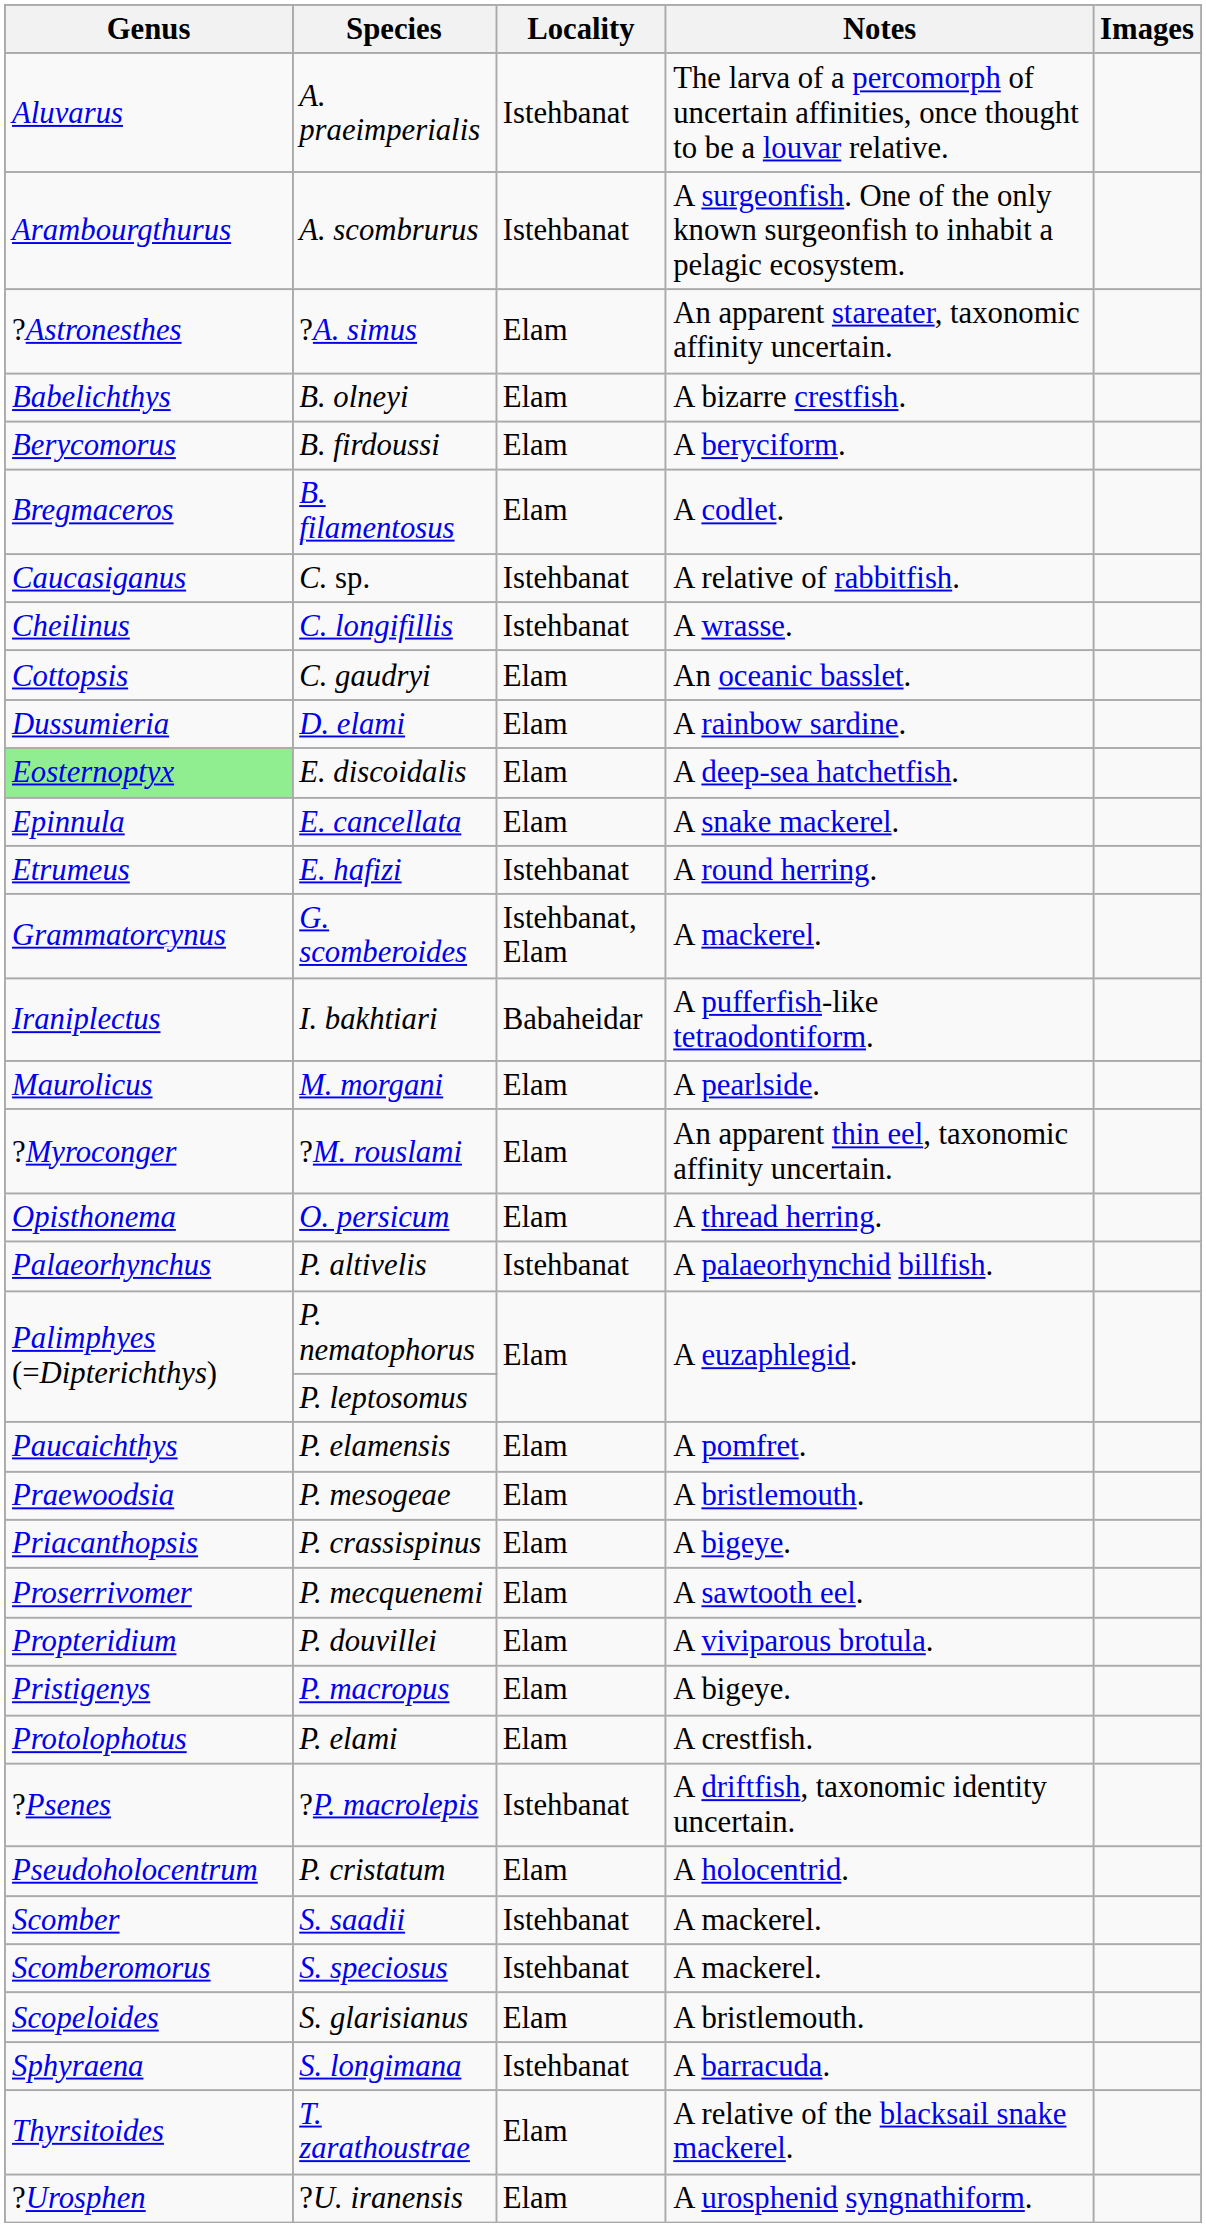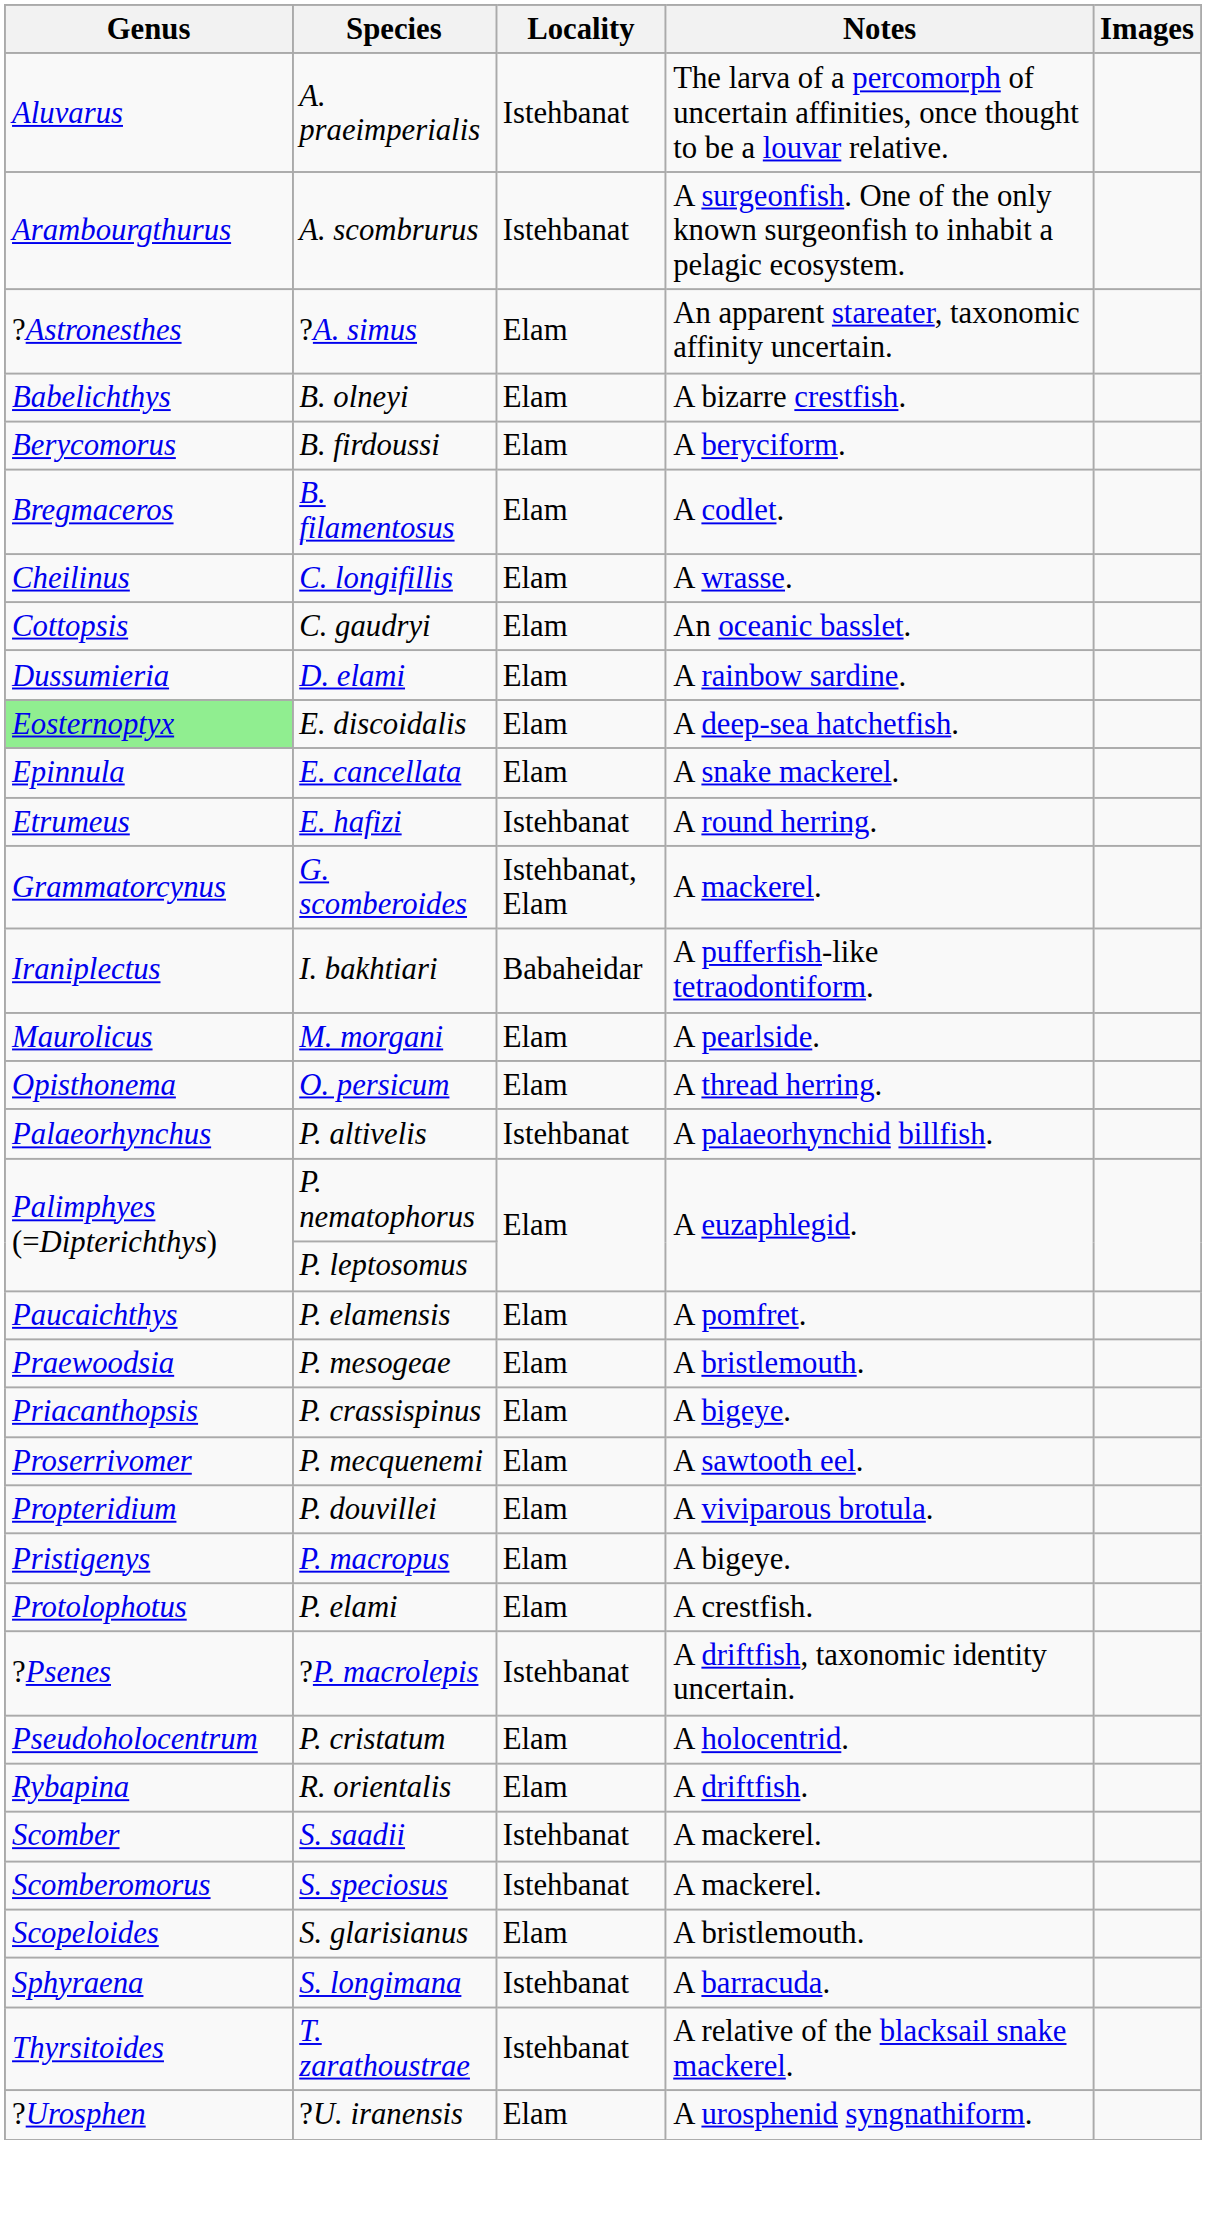- row: (335, 577)
(566, 625) Istehbanat -> (535, 577) Elam
- row: (381, 1150)
+ row: (375, 1787)
(535, 2131) Elam -> (566, 2048) Istehbanat
